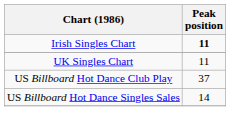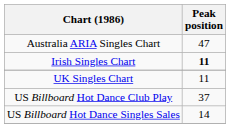+ row: (93, 43)
